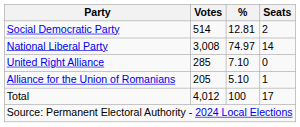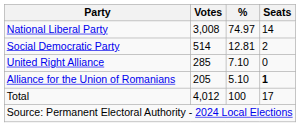rows swapped: (57, 46) <-> (63, 29)
(265, 79) normal -> (265, 79) bold
